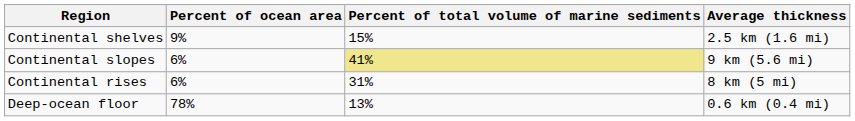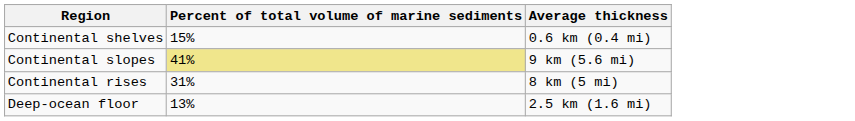- column: (256, 16)
(769, 38) 2.5 km (1.6 mi) -> (590, 38) 0.6 km (0.4 mi)
(769, 105) 0.6 km (0.4 mi) -> (590, 105) 2.5 km (1.6 mi)
